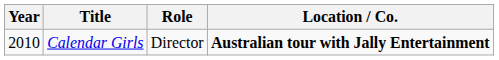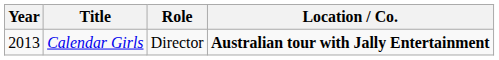(24, 42) 2010 -> (24, 42) 2013
